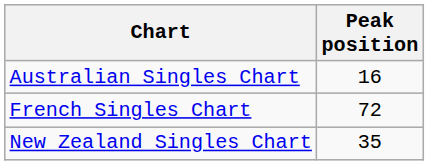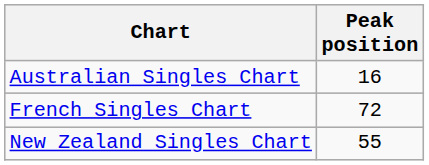(370, 143) 35 -> (370, 143) 55
